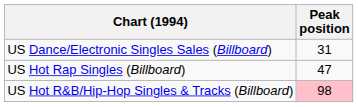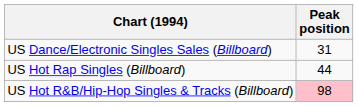(325, 70) 47 -> (325, 70) 44
